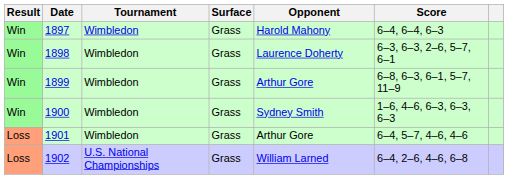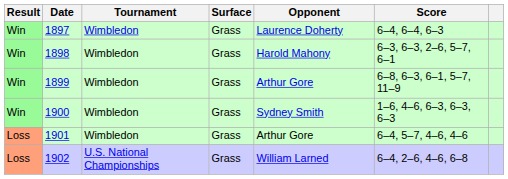(293, 30) Harold Mahony -> (300, 30) Laurence Doherty
(300, 53) Laurence Doherty -> (293, 53) Harold Mahony
